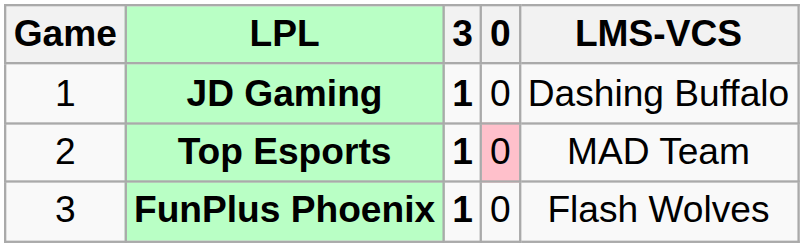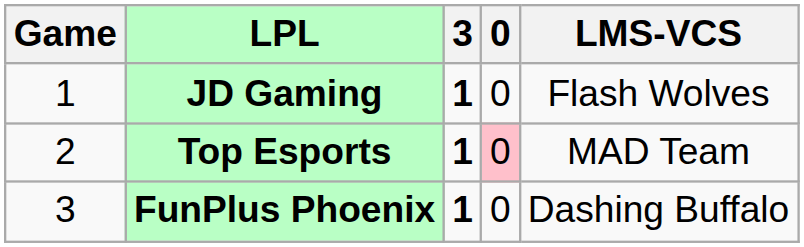(658, 92) Dashing Buffalo -> (658, 92) Flash Wolves
(658, 210) Flash Wolves -> (658, 210) Dashing Buffalo
